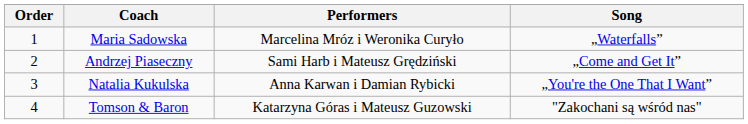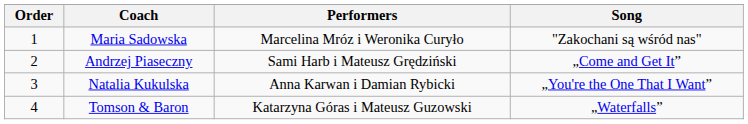(627, 38) „Waterfalls” -> (627, 38) "Zakochani są wśród nas"
(627, 107) "Zakochani są wśród nas" -> (627, 107) „Waterfalls”
